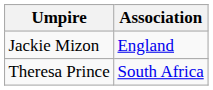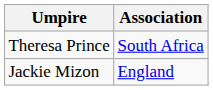rows swapped: (54, 44) <-> (59, 71)
